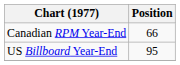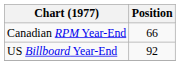(152, 51) 95 -> (152, 51) 92
